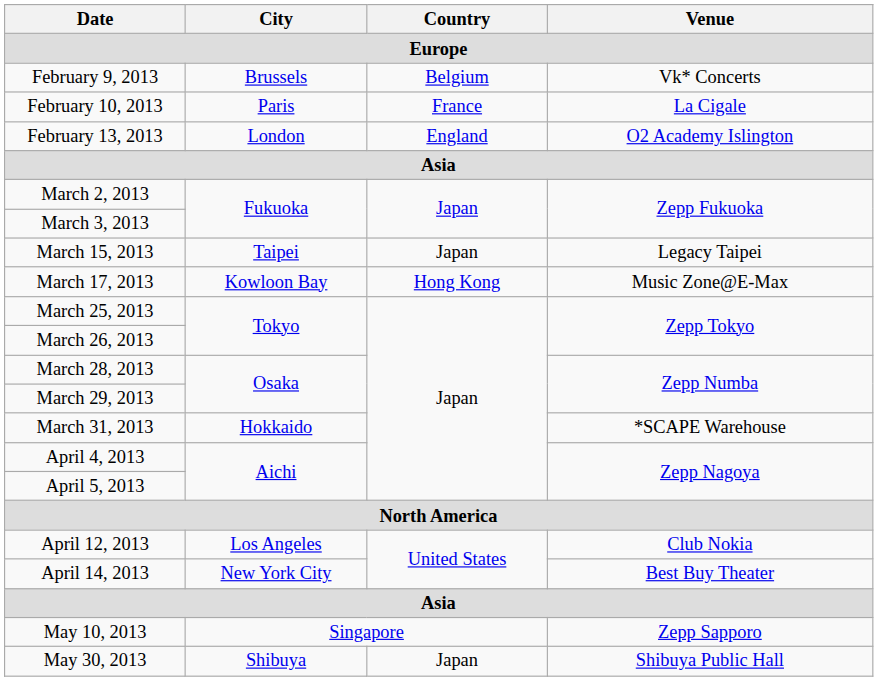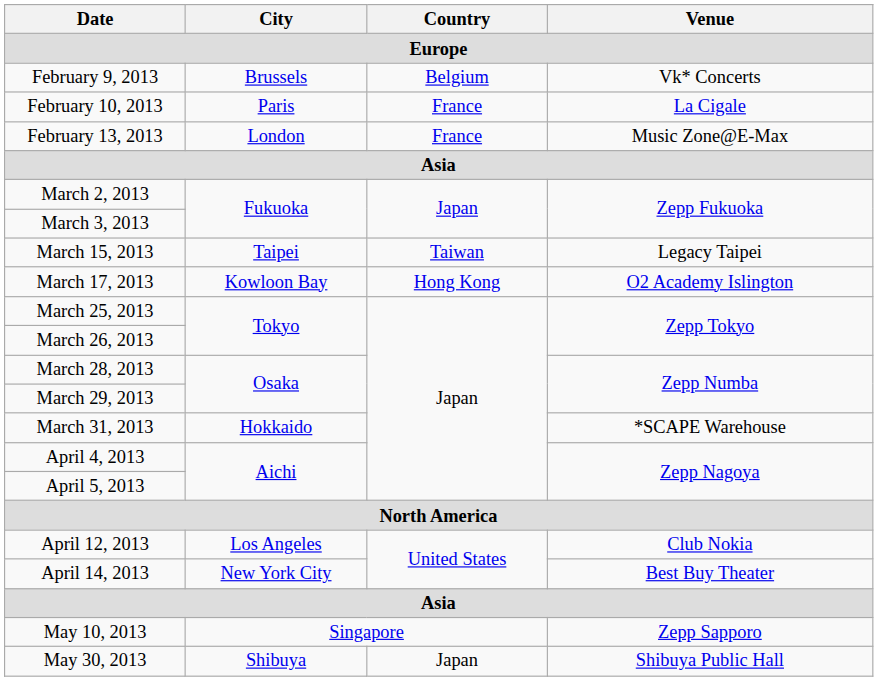(457, 135) England -> (457, 135) France
(710, 135) O2 Academy Islington -> (710, 135) Music Zone@E-Max
(457, 252) Japan -> (457, 252) Taiwan
(710, 281) Music Zone@E-Max -> (710, 281) O2 Academy Islington
